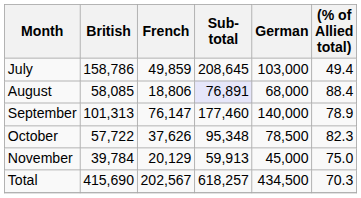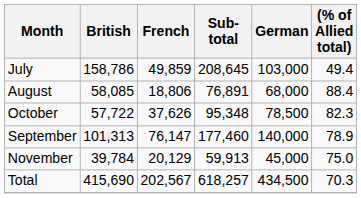(227, 92) lavender background -> (227, 92) no background
rows swapped: (42, 114) <-> (33, 136)
